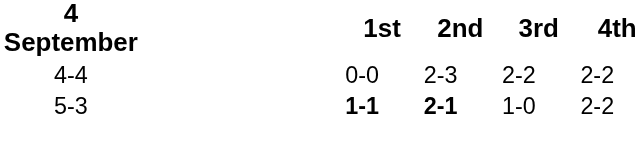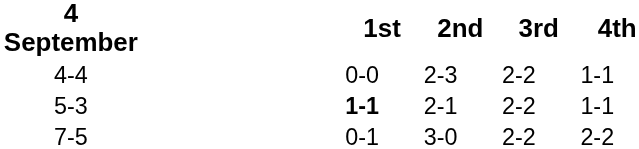(597, 75) 2-2 -> (597, 75) 1-1
(441, 106) bold -> (441, 106) normal
(519, 106) 1-0 -> (519, 106) 2-2
(597, 106) 2-2 -> (597, 106) 1-1
+ row: (71, 137)
